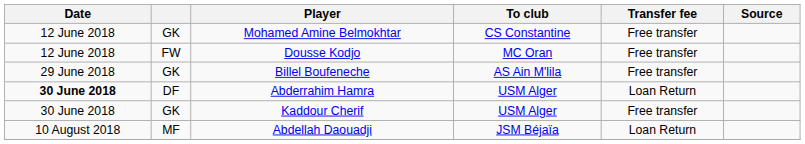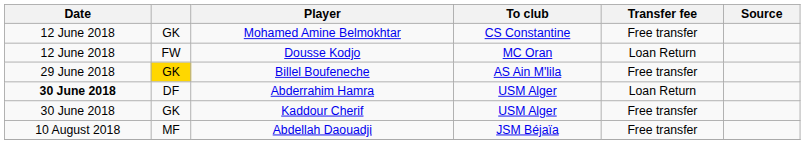(662, 52) Free transfer -> (662, 52) Loan Return
(171, 72) no background -> (171, 72) gold background
(662, 129) Loan Return -> (662, 129) Free transfer
